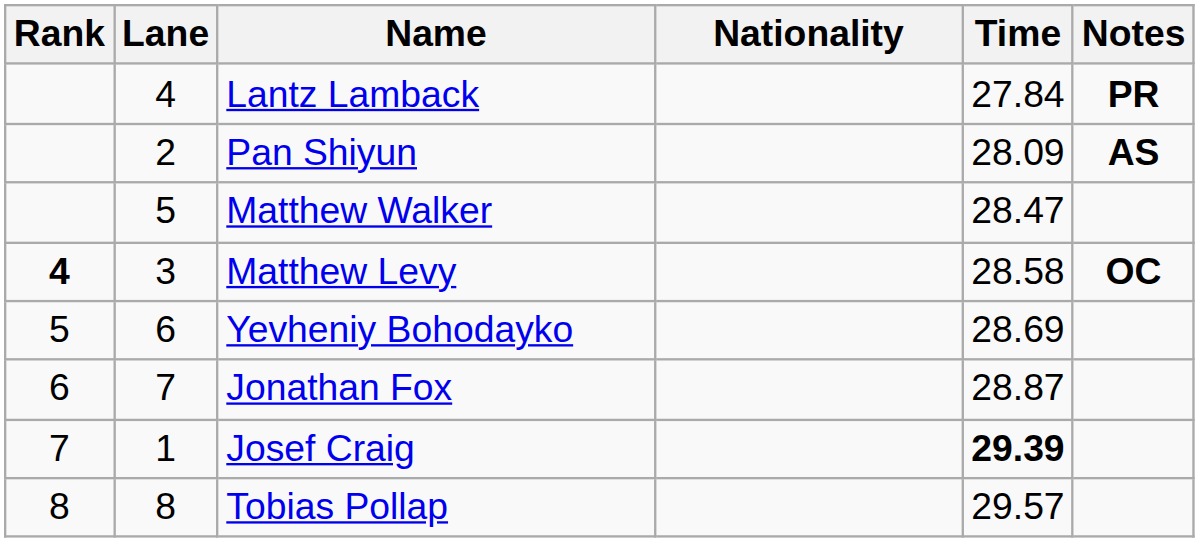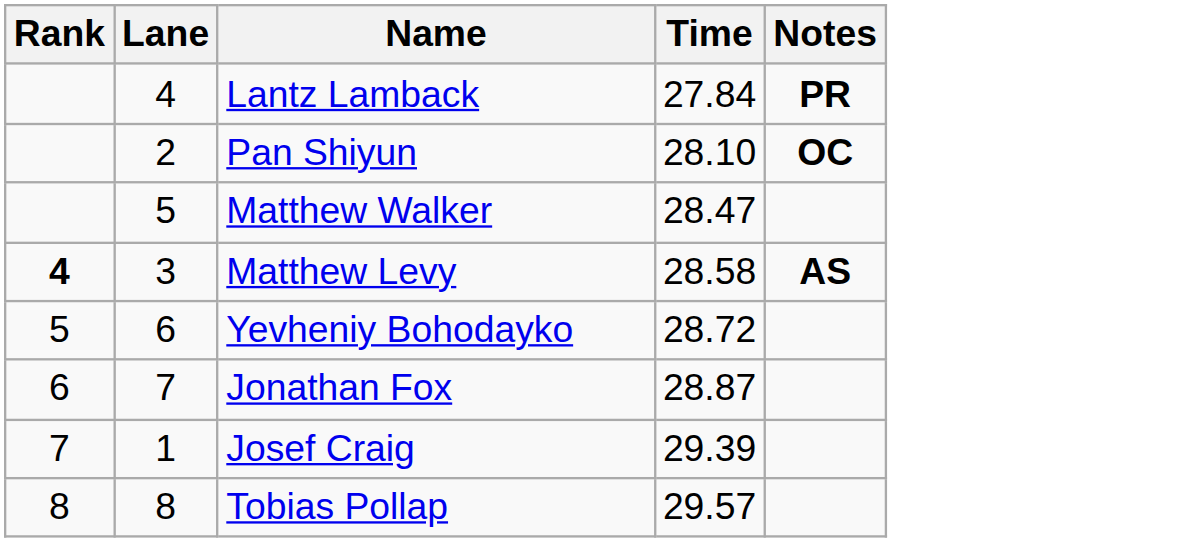- column: (808, 34)
(1018, 152) 28.09 -> (710, 152) 28.10
(1134, 152) AS -> (825, 152) OC
(1134, 270) OC -> (825, 270) AS
(1018, 329) 28.69 -> (710, 329) 28.72
(1018, 447) bold -> (710, 447) normal
